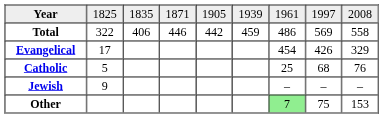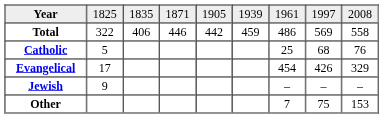rows swapped: (46, 67) <-> (46, 49)
(287, 103) lightgreen background -> (287, 103) no background
